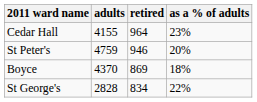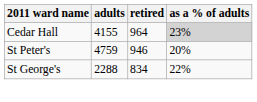(180, 32) no background -> (180, 32) lightgrey background
- row: (22, 69)
(106, 87) 2828 -> (106, 69) 2288
